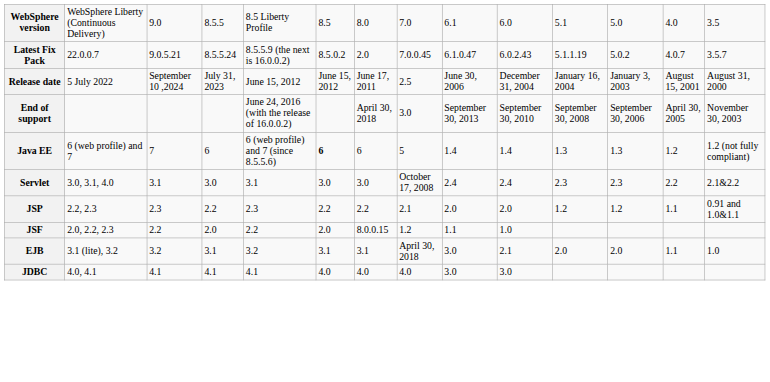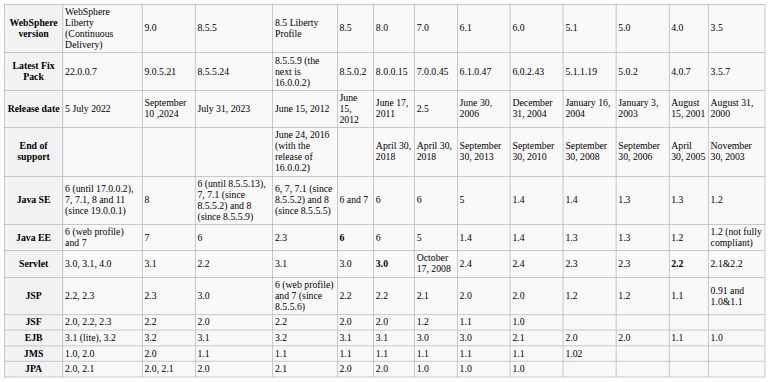(363, 55) 2.0 -> (392, 71) 8.0.0.15
(405, 113) 3.0 -> (434, 152) April 30, 2018
+ row: (34, 200)
(275, 151) 6 (web profile) and 7 (since 8.5.5.6) -> (281, 237) 2.3
(211, 182) 3.0 -> (203, 264) 2.2
(363, 182) normal -> (382, 264) bold
(671, 182) normal -> (677, 264) bold
(211, 209) 2.2 -> (203, 296) 3.0
(252, 209) 2.3 -> (304, 296) 6 (web profile) and 7 (since 8.5.5.6)
(373, 230) 8.0.0.15 -> (382, 322) 2.0
(417, 251) April 30, 2018 -> (423, 338) 3.0
+ row: (34, 353)
- row: (35, 272)
+ row: (34, 369)
